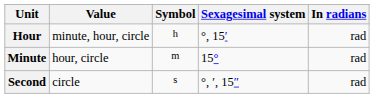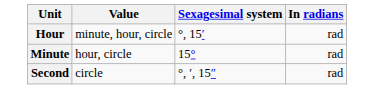- column: (175, 14)
